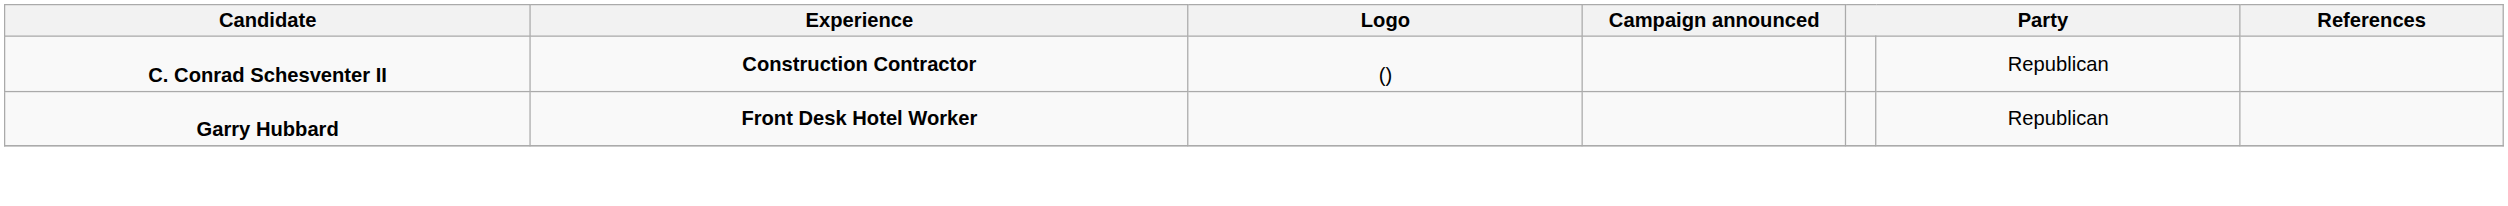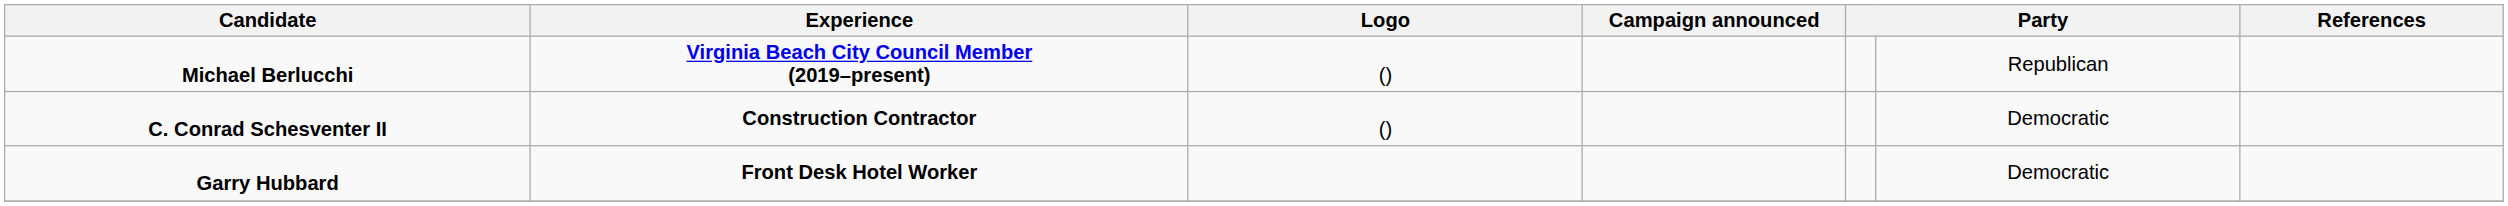+ row: (268, 75)
(2058, 63) Republican -> (2058, 118) Democratic
(2058, 118) Republican -> (2058, 173) Democratic
